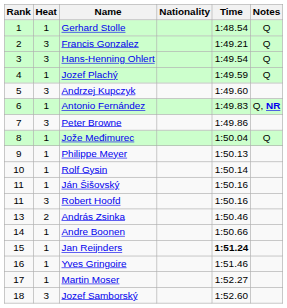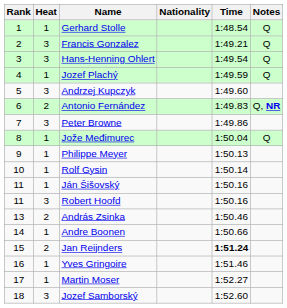(46, 106) 1 -> (46, 106) 2
(46, 248) 1 -> (46, 248) 2
